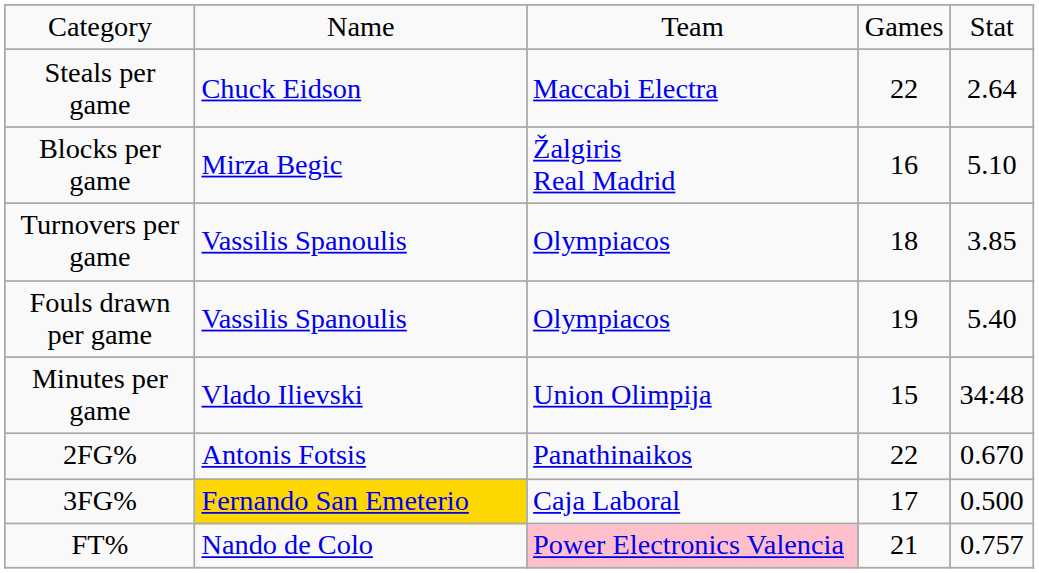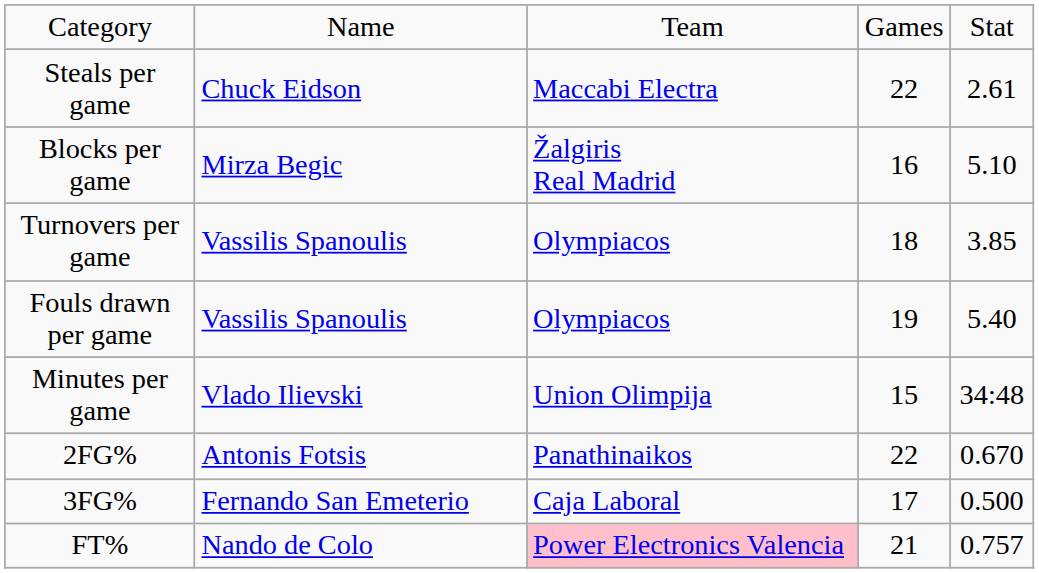(992, 87) 2.64 -> (992, 87) 2.61
(335, 500) gold background -> (335, 500) no background
